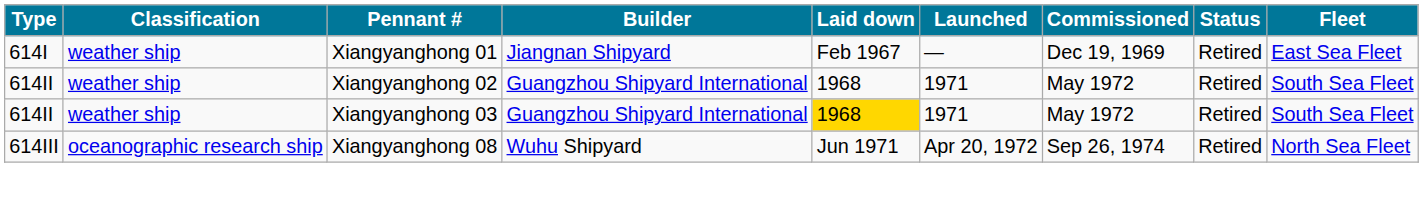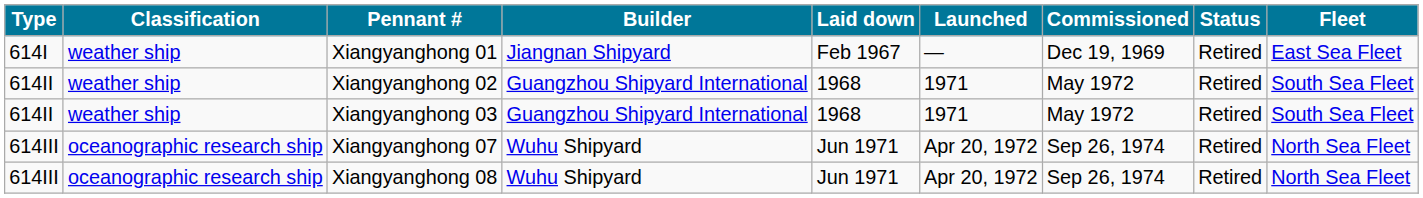(839, 114) gold background -> (839, 114) no background
+ row: (415, 146)
